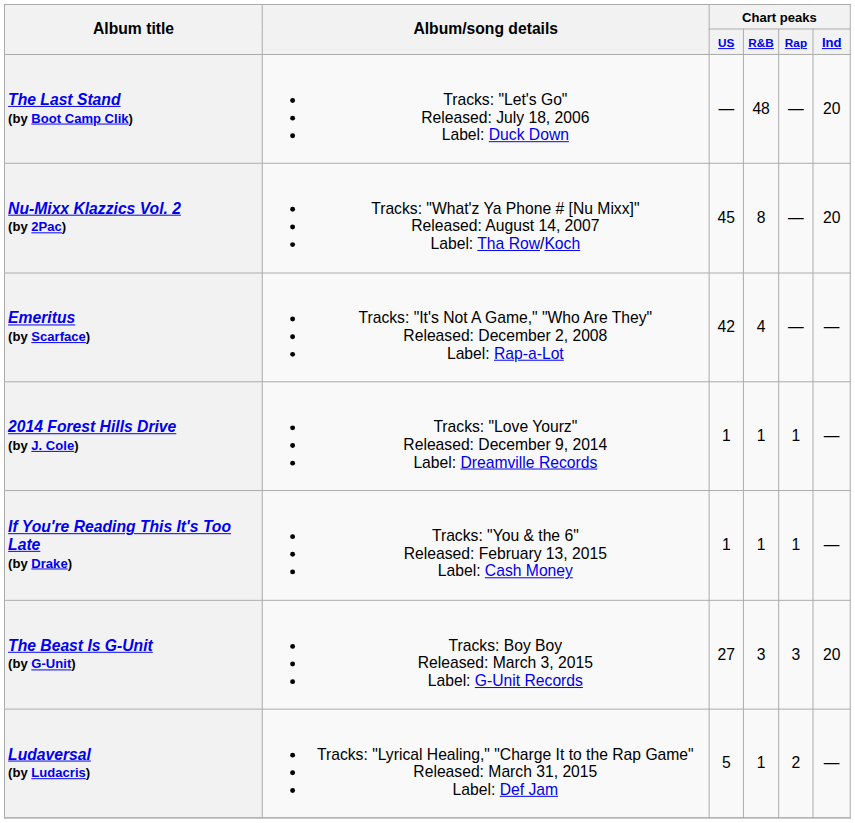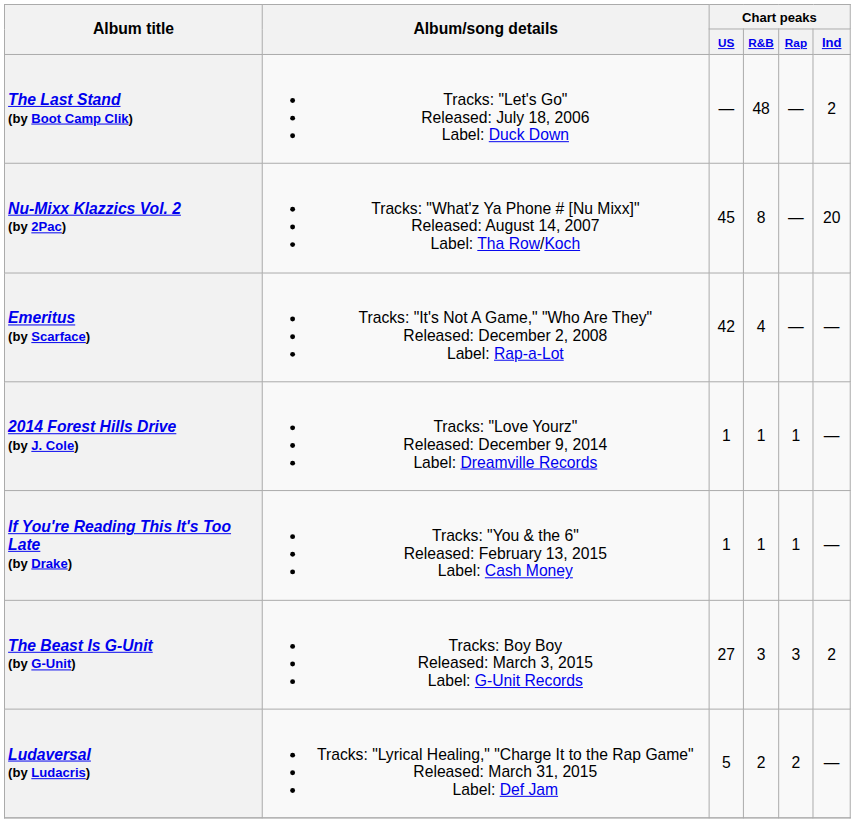(832, 108) 20 -> (832, 108) 2
(832, 654) 20 -> (832, 654) 2
(761, 763) 1 -> (761, 763) 2
